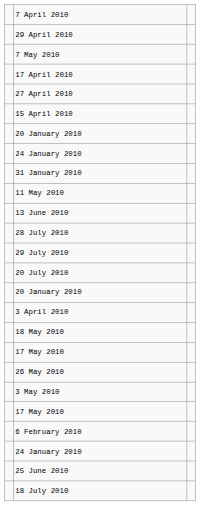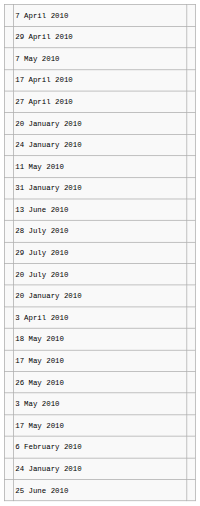- row: (9, 114)
rows swapped: (9, 173) <-> (9, 193)
- row: (9, 491)
